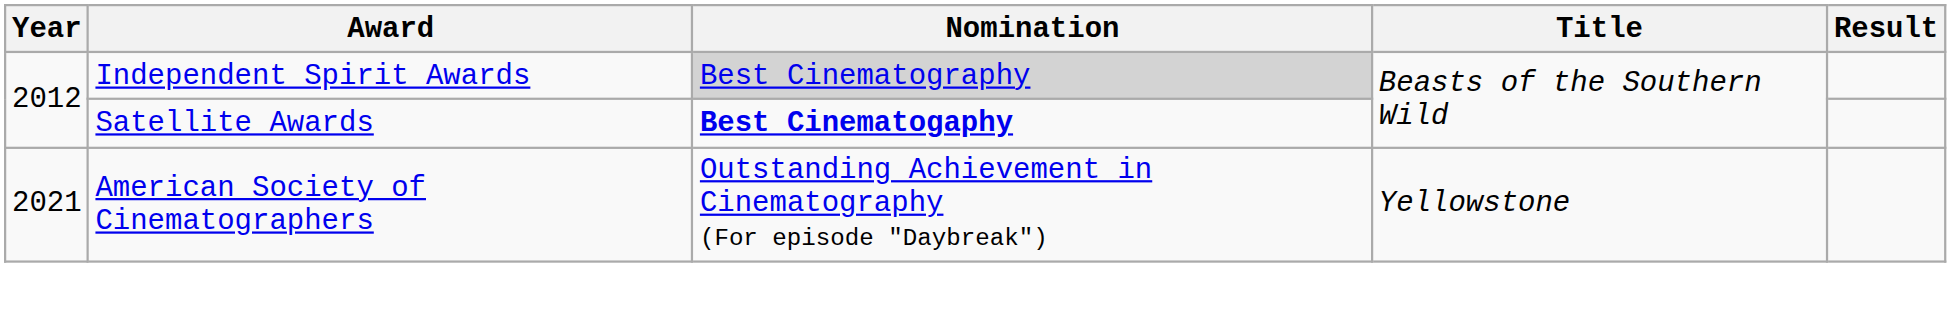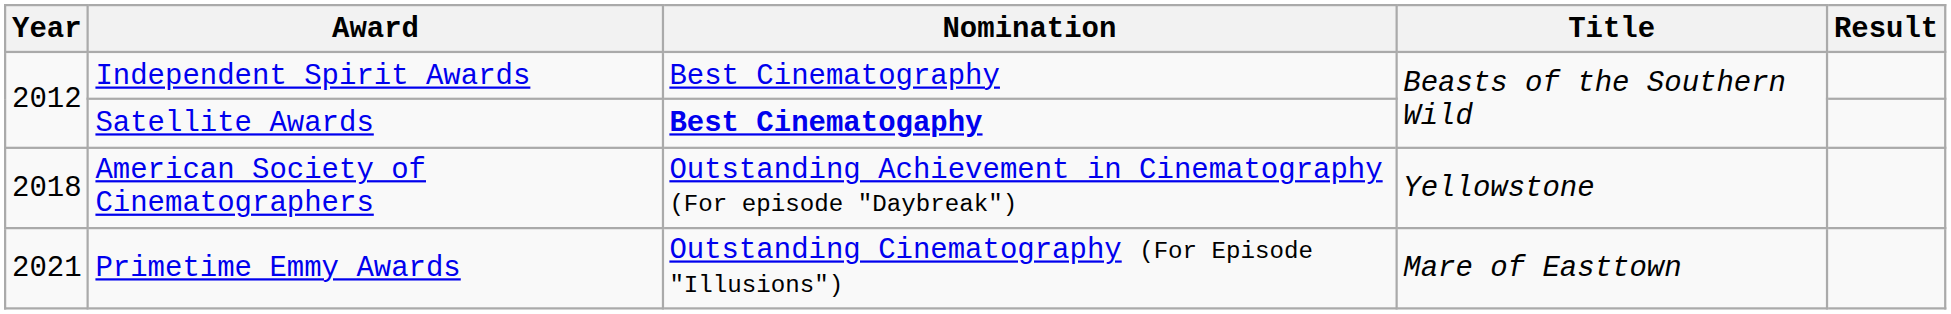(865, 76) lightgrey background -> (835, 76) no background
(47, 204) 2021 -> (47, 187) 2018
+ row: (278, 268)
